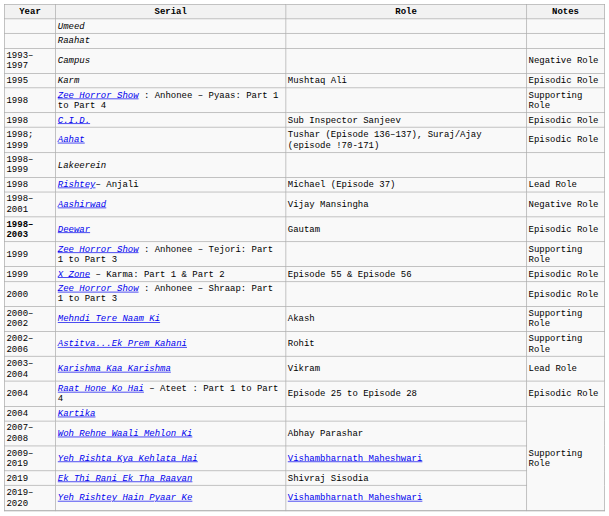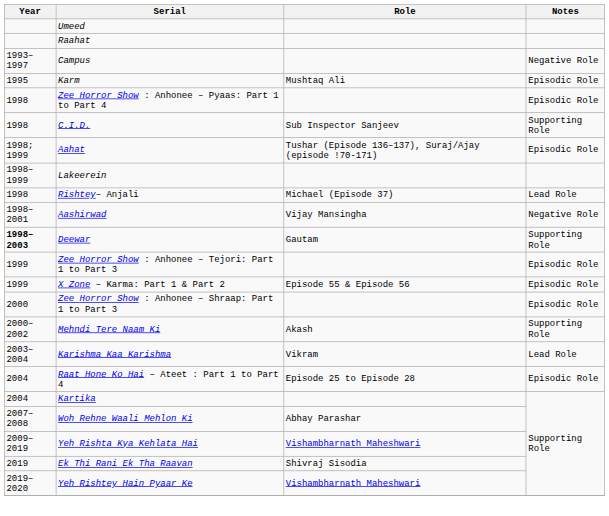(555, 100) Supporting Role -> (563, 100) Episodic Role
(564, 120) Episodic Role -> (555, 125) Supporting Role
(564, 229) Episodic Role -> (555, 240) Supporting Role
(555, 254) Supporting Role -> (563, 265) Episodic Role
- row: (122, 344)
